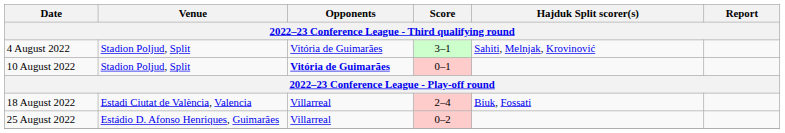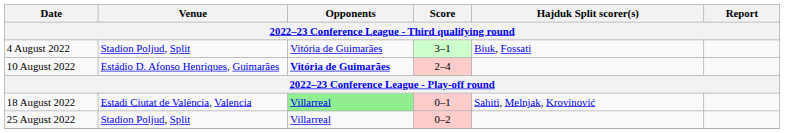(535, 49) Sahiti, Melnjak, Krovinović -> (503, 49) Biuk, Fossati
(145, 66) Stadion Poljud, Split -> (190, 66) Estádio D. Afonso Henriques, Guimarães
(443, 66) 0–1 -> (443, 66) 2–4
(311, 102) no background -> (311, 102) lightgreen background
(443, 102) 2–4 -> (443, 102) 0–1
(503, 102) Biuk, Fossati -> (535, 102) Sahiti, Melnjak, Krovinović
(190, 120) Estádio D. Afonso Henriques, Guimarães -> (145, 120) Stadion Poljud, Split
